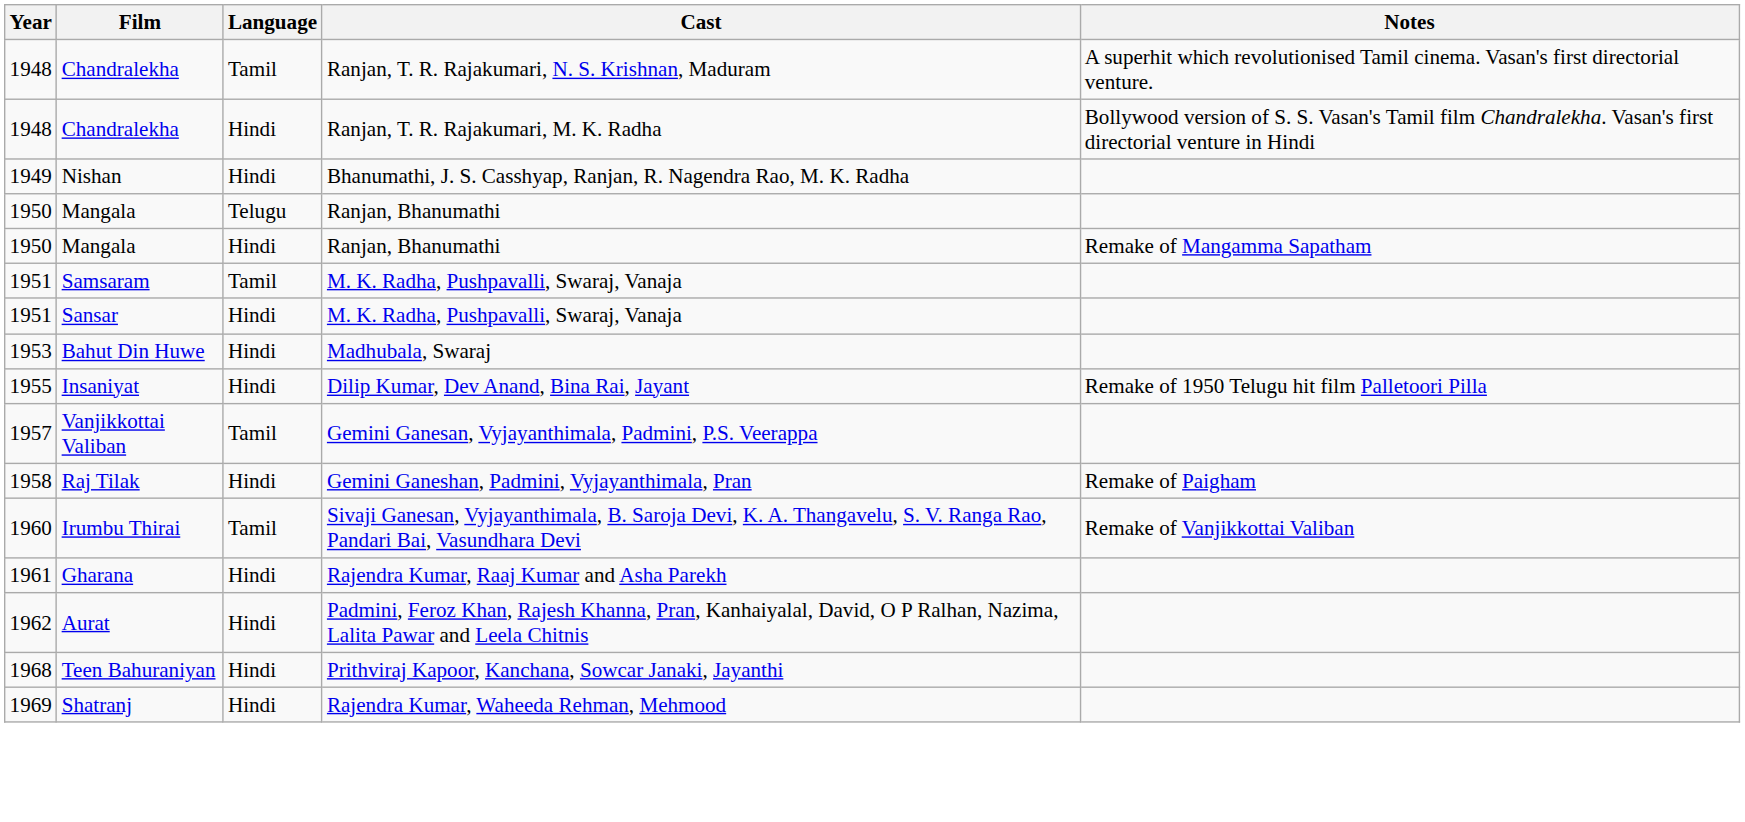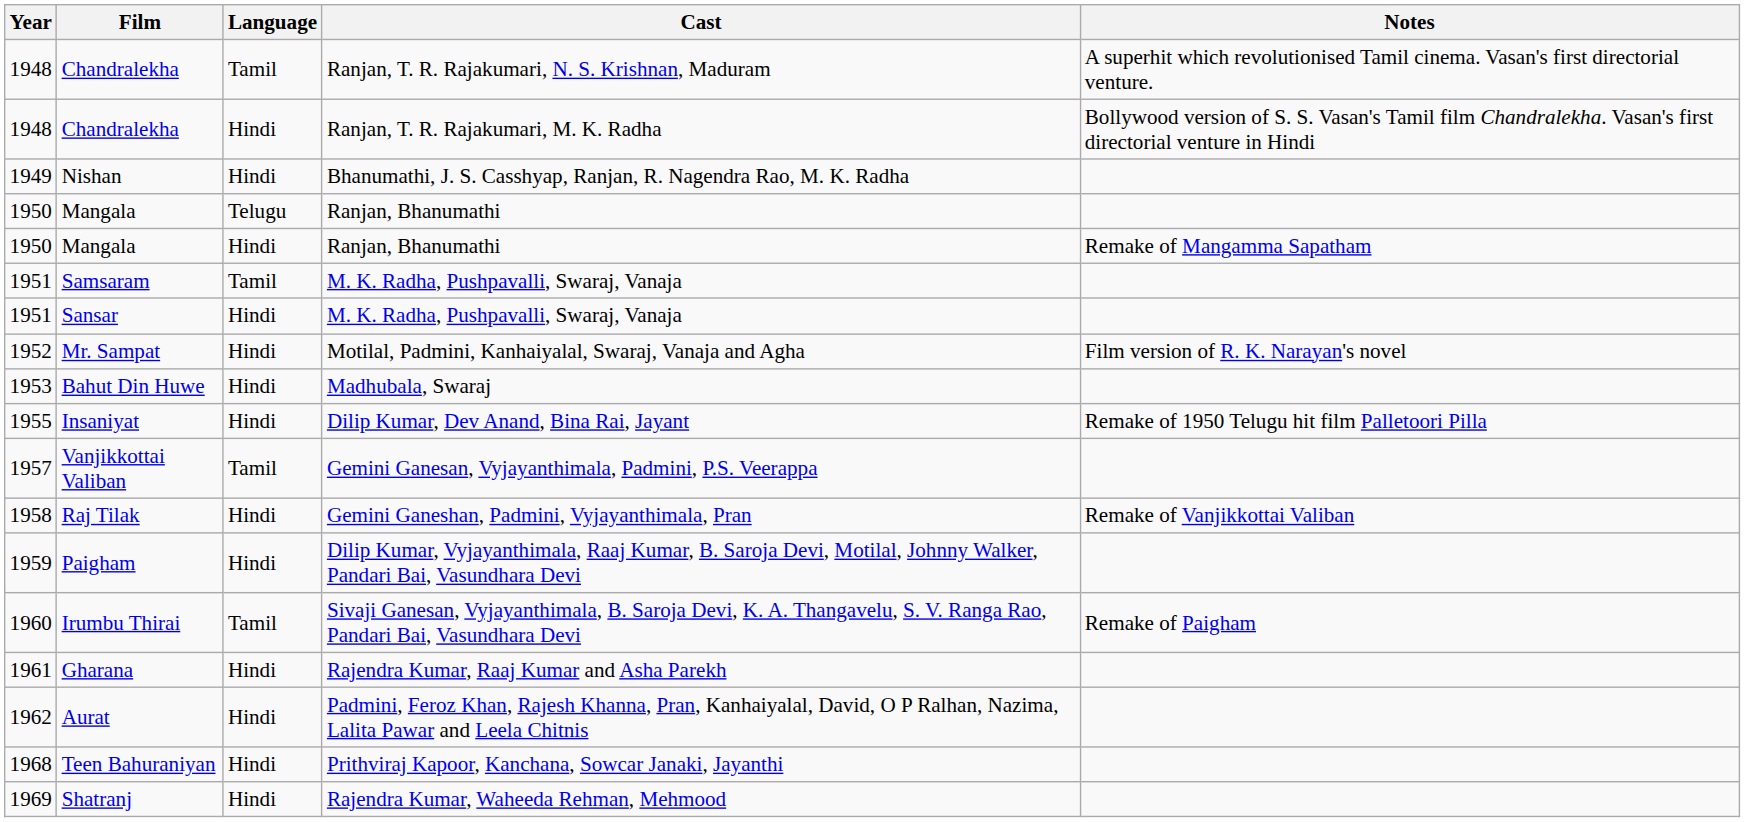+ row: (111, 350)
(1170, 480) Remake of Paigham -> (1220, 515) Remake of Vanjikkottai Valiban
+ row: (99, 562)
(1220, 527) Remake of Vanjikkottai Valiban -> (1170, 622) Remake of Paigham
